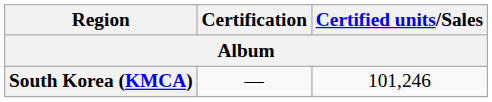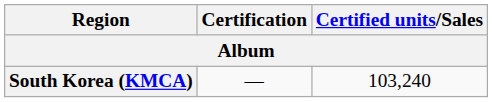(399, 81) 101,246 -> (399, 81) 103,240
